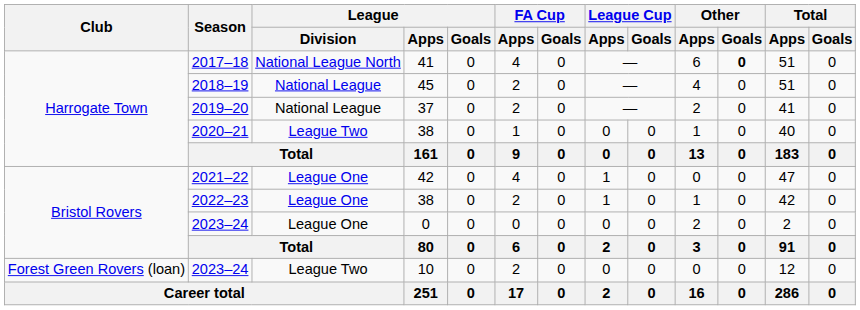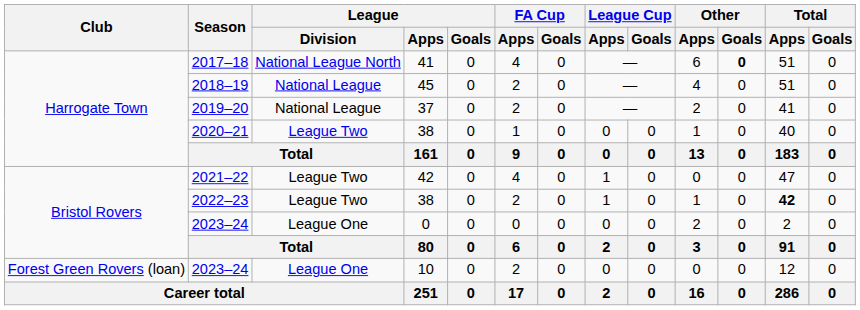(328, 177) League One -> (328, 177) League Two
(328, 200) League One -> (328, 200) League Two
(787, 200) normal -> (787, 200) bold
(328, 270) League Two -> (328, 270) League One
